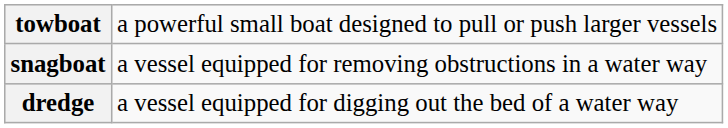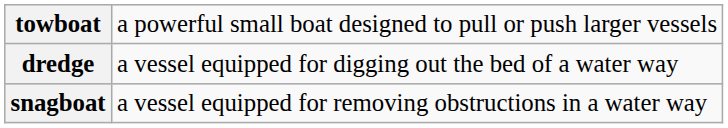rows swapped: (58, 102) <-> (58, 63)
